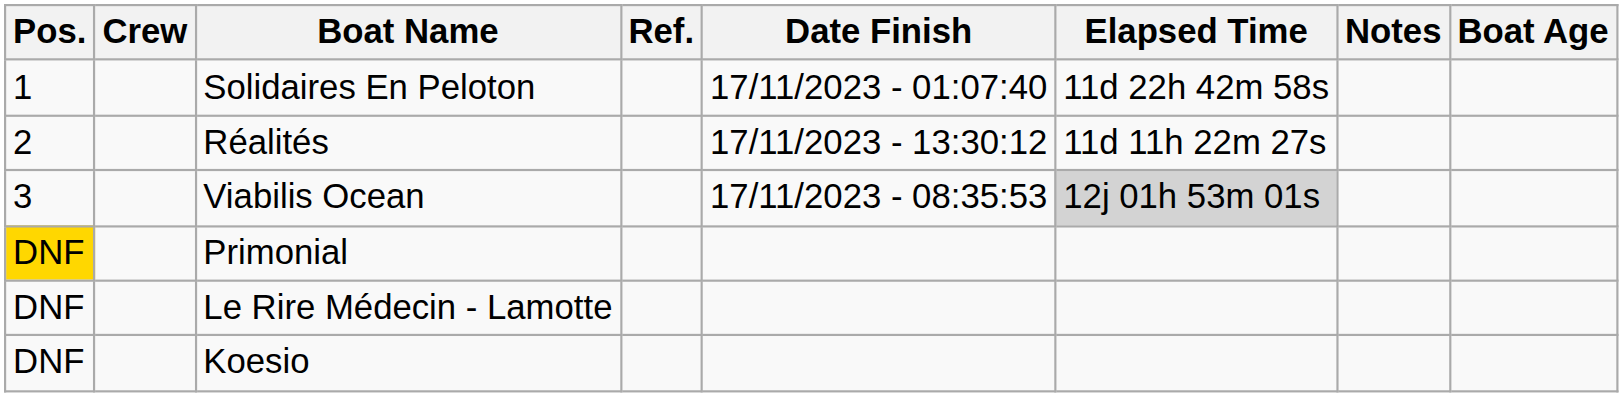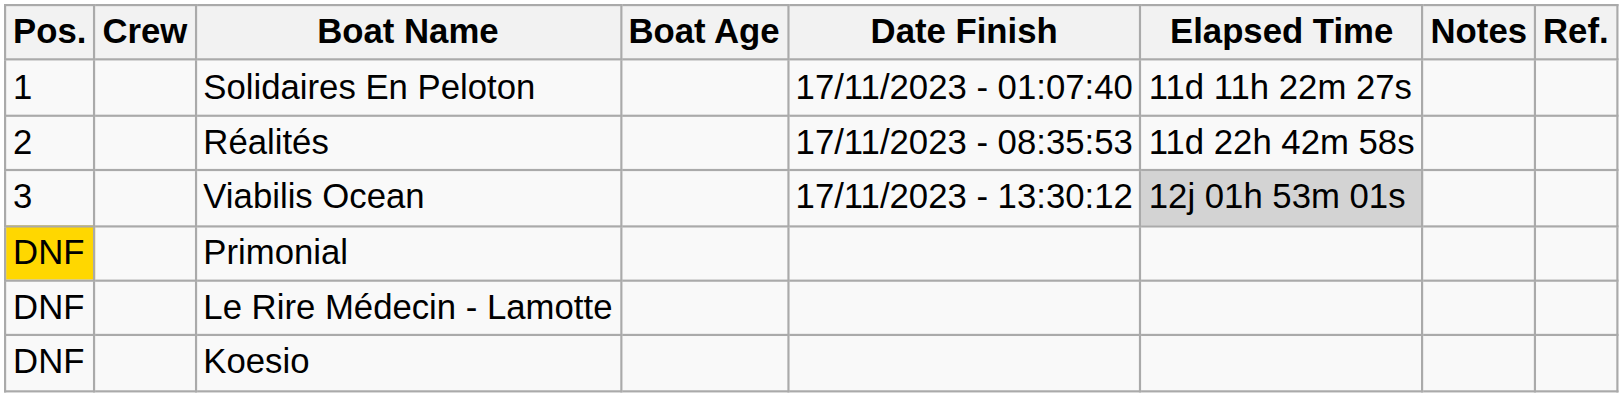columns swapped: (1533, 32) <-> (661, 32)
(1196, 87) 11d 22h 42m 58s -> (1280, 87) 11d 11h 22m 27s
(879, 142) 17/11/2023 - 13:30:12 -> (964, 142) 17/11/2023 - 08:35:53
(1195, 142) 11d 11h 22m 27s -> (1282, 142) 11d 22h 42m 58s
(879, 197) 17/11/2023 - 08:35:53 -> (964, 197) 17/11/2023 - 13:30:12
